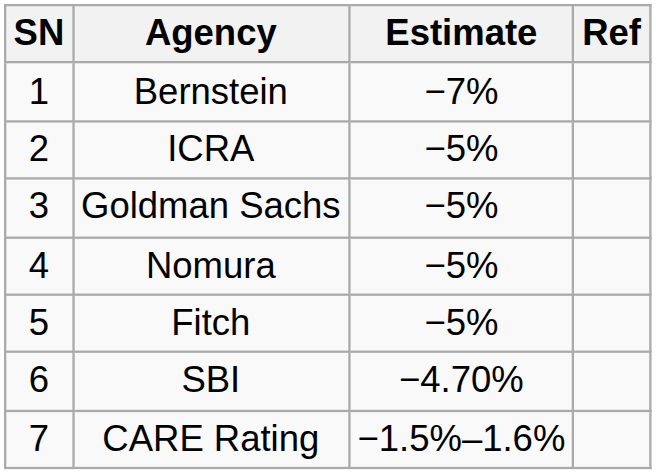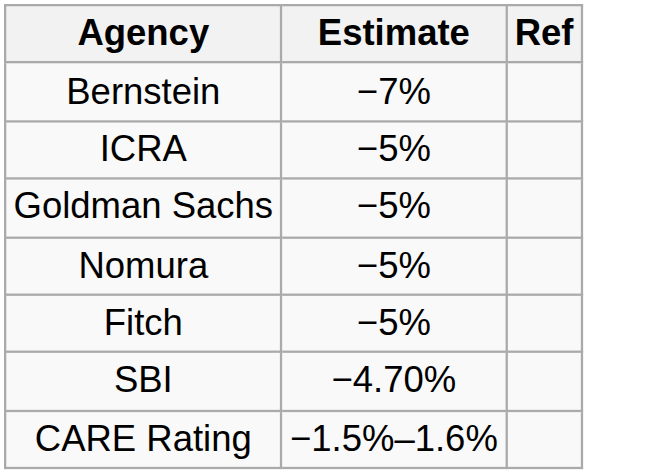- column: (39, 33)
